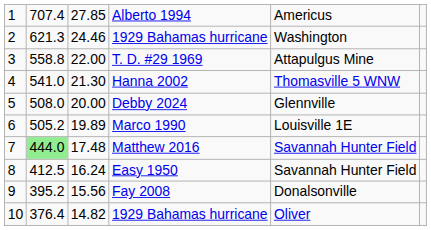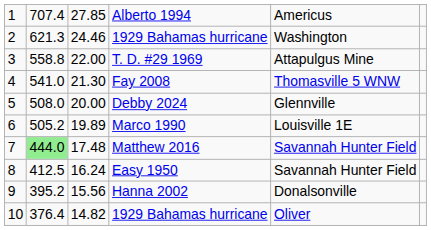(150, 81) Hanna 2002 -> (141, 81) Fay 2008
(141, 192) Fay 2008 -> (150, 192) Hanna 2002
